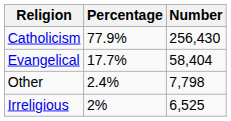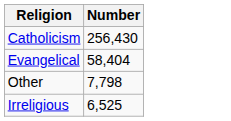- column: (125, 15)
